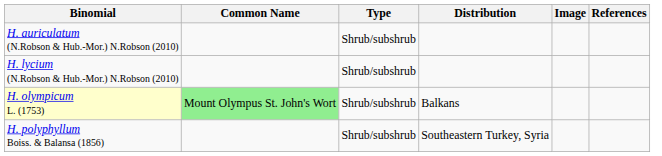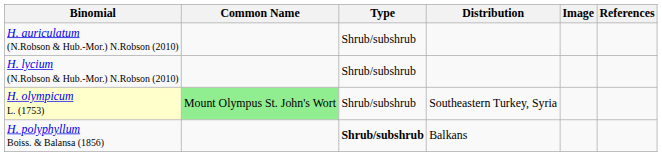(440, 103) Balkans -> (493, 103) Southeastern Turkey, Syria
(379, 135) normal -> (383, 135) bold
(485, 135) Southeastern Turkey, Syria -> (448, 135) Balkans
